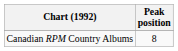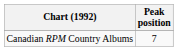(154, 38) 8 -> (154, 38) 7
